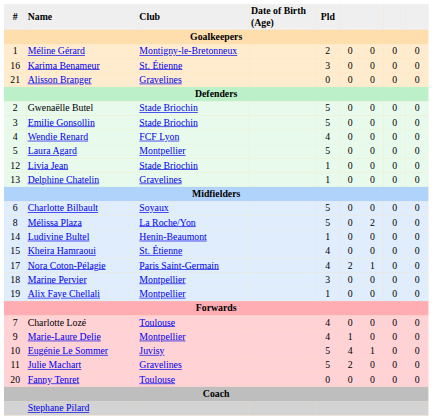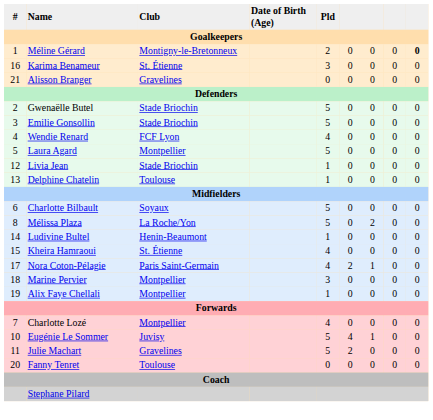(417, 51) normal -> (417, 51) bold
(161, 179) Gravelines -> (157, 179) Toulouse
(157, 322) Toulouse -> (162, 322) Montpellier
- row: (64, 337)
